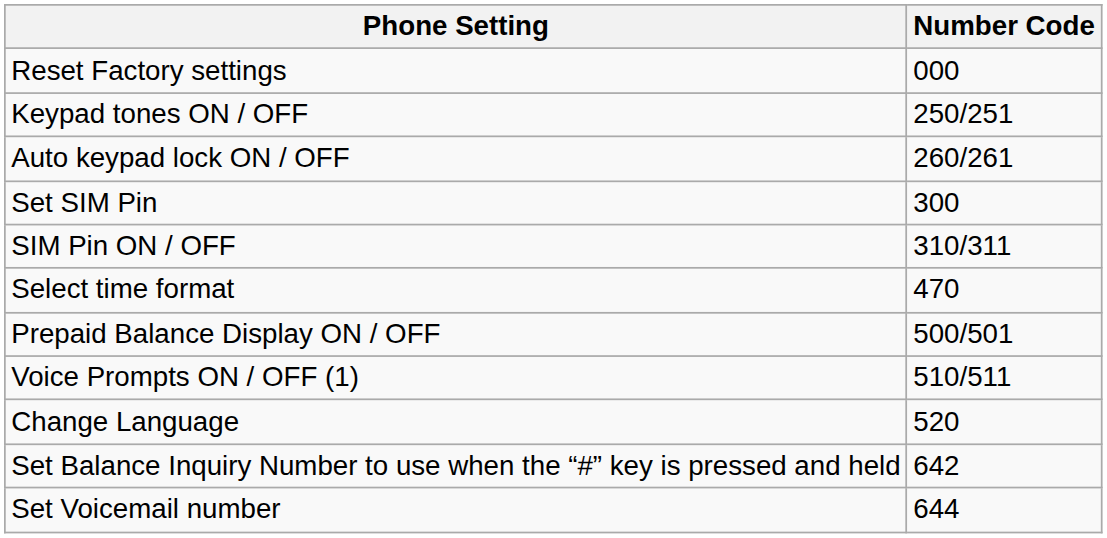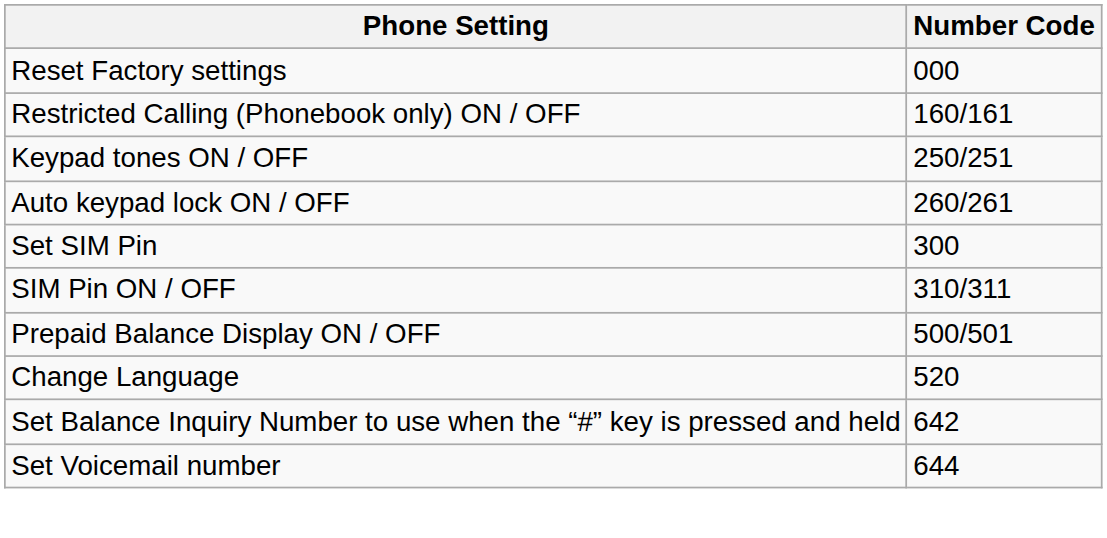+ row: (296, 114)
- row: (123, 289)
- row: (185, 377)
